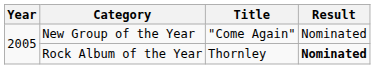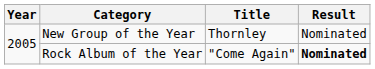(252, 34) "Come Again" -> (237, 34) Thornley
(237, 54) Thornley -> (252, 54) "Come Again"
